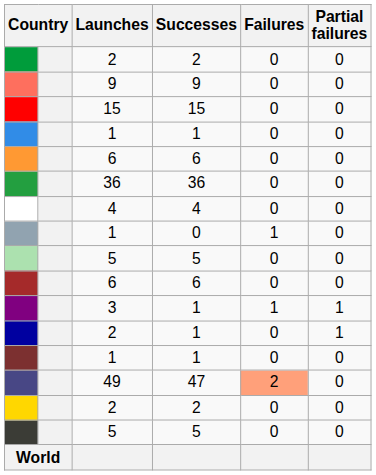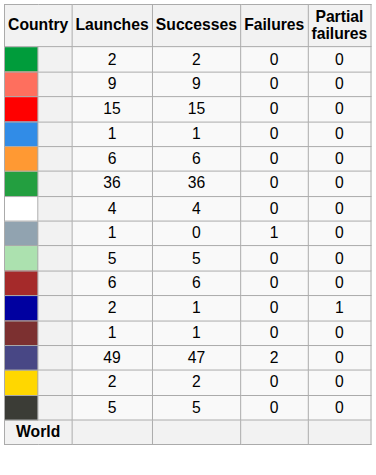- row: (112, 308)
(274, 382) lightsalmon background -> (274, 357) no background
